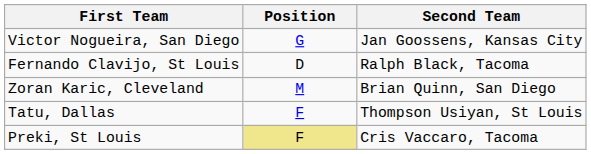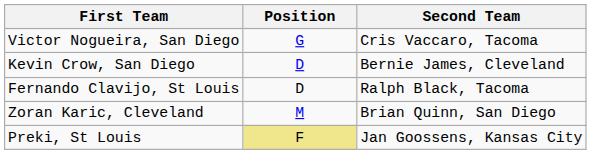(471, 41) Jan Goossens, Kansas City -> (449, 41) Cris Vaccaro, Tacoma
+ row: (101, 65)
- row: (61, 113)
(449, 137) Cris Vaccaro, Tacoma -> (471, 137) Jan Goossens, Kansas City
